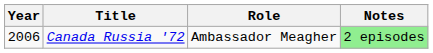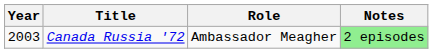(24, 38) 2006 -> (24, 38) 2003
